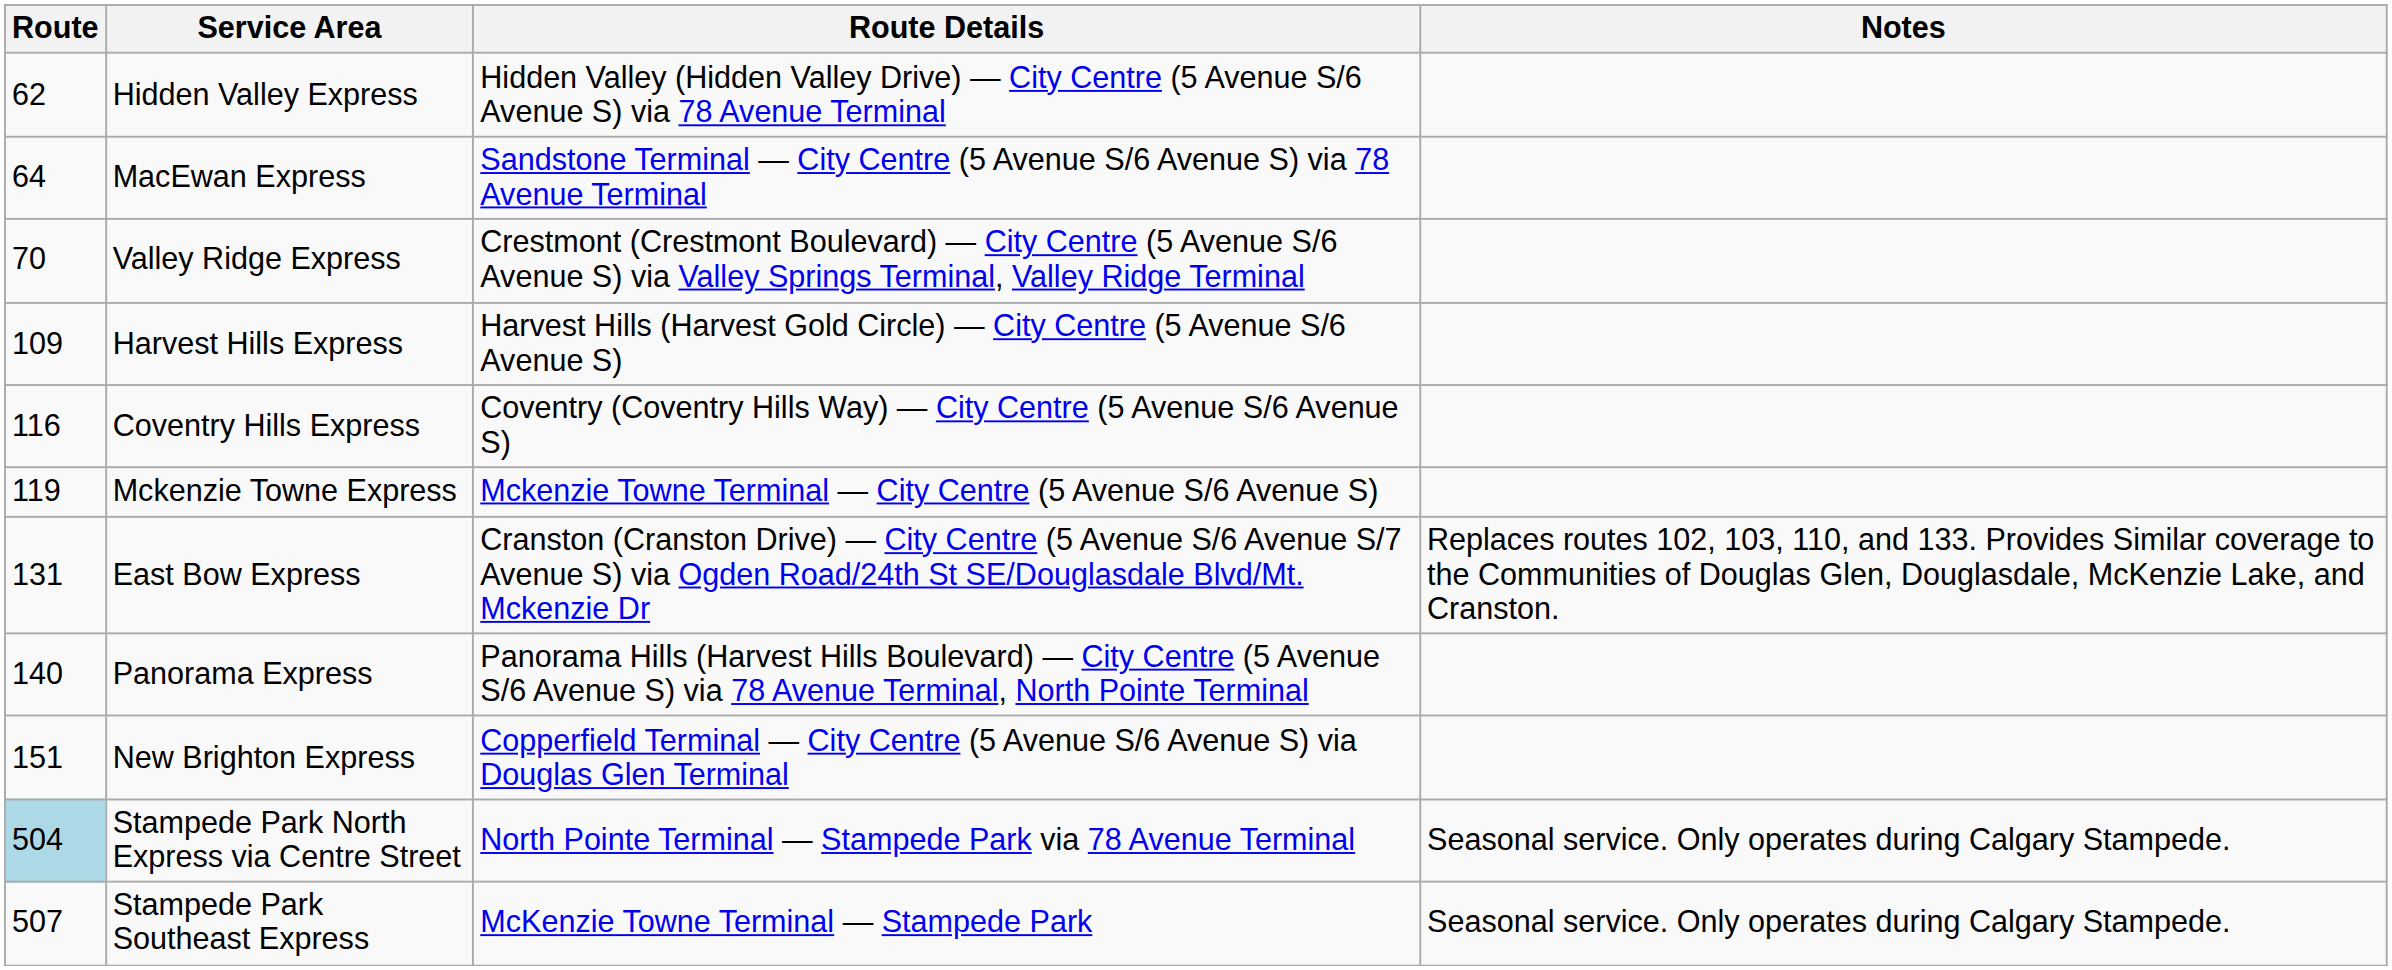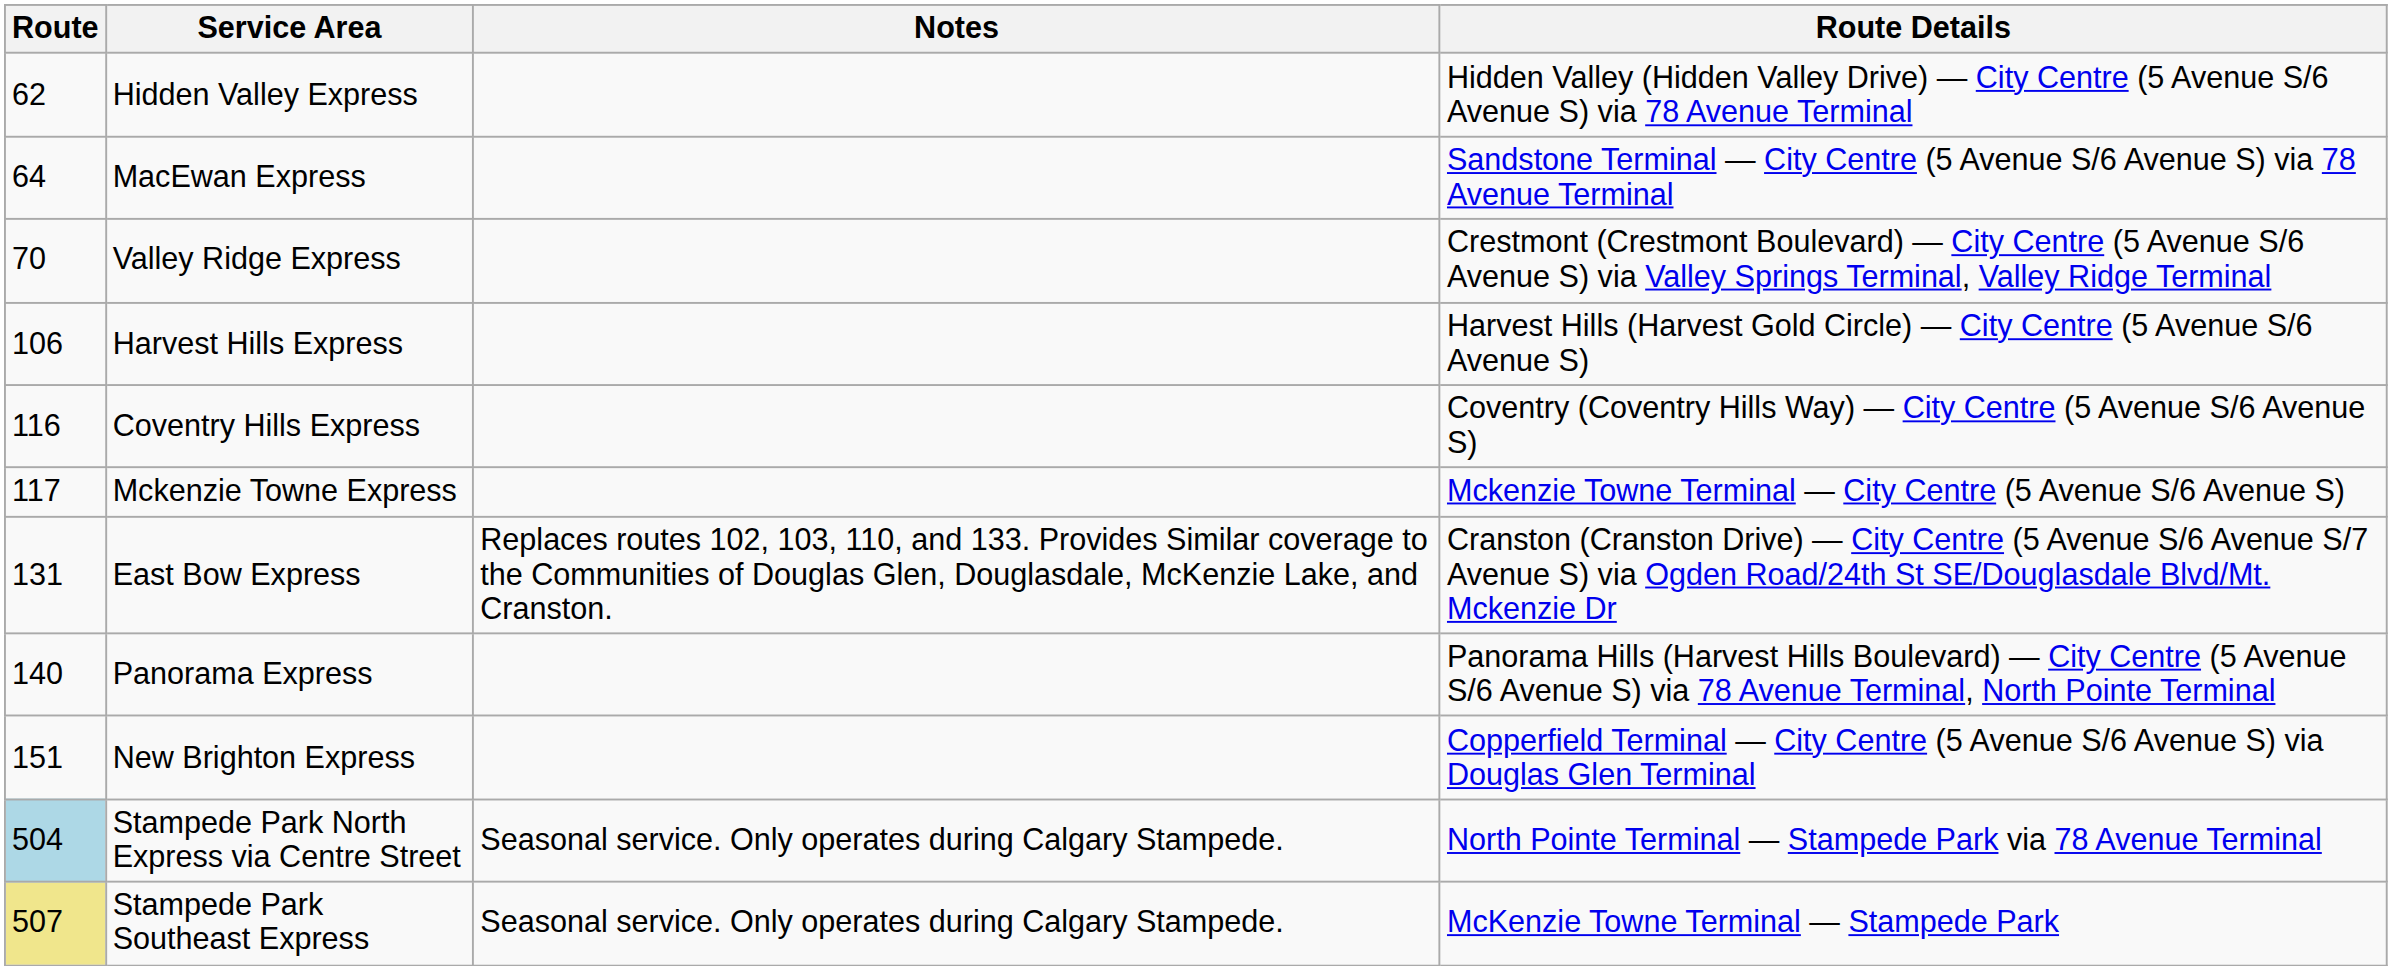columns swapped: (947, 28) <-> (1903, 28)
(37, 342) 109 -> (37, 342) 106
(36, 491) 119 -> (36, 491) 117
(37, 922) no background -> (37, 922) khaki background
